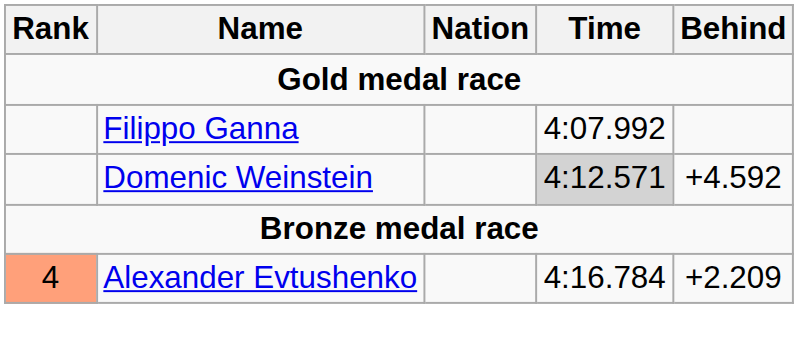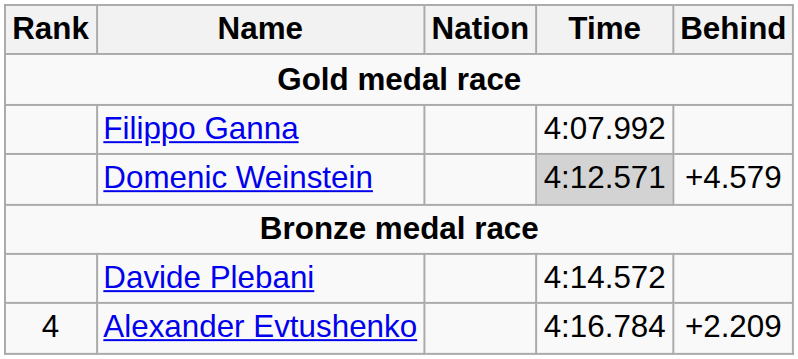(733, 178) +4.592 -> (733, 178) +4.579
+ row: (209, 278)
(51, 278) lightsalmon background -> (51, 327) no background
